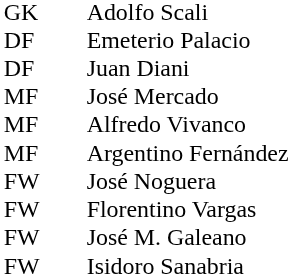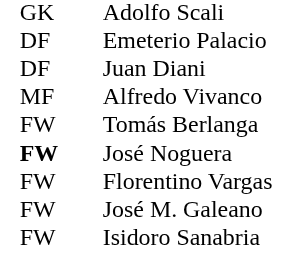- row: (153, 96)
- row: (188, 152)
+ row: (181, 124)
(22, 181) normal -> (39, 152) bold
